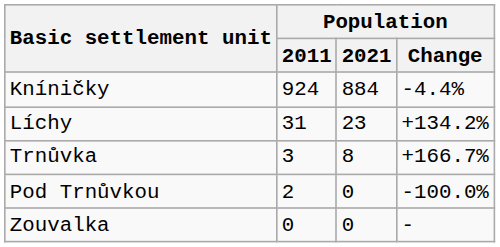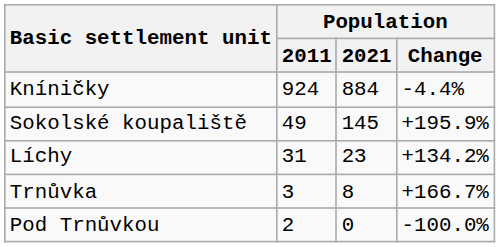+ row: (128, 123)
- row: (60, 225)
